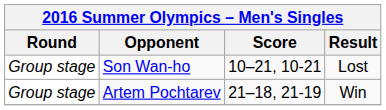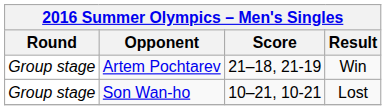rows swapped: (147, 68) <-> (162, 93)
